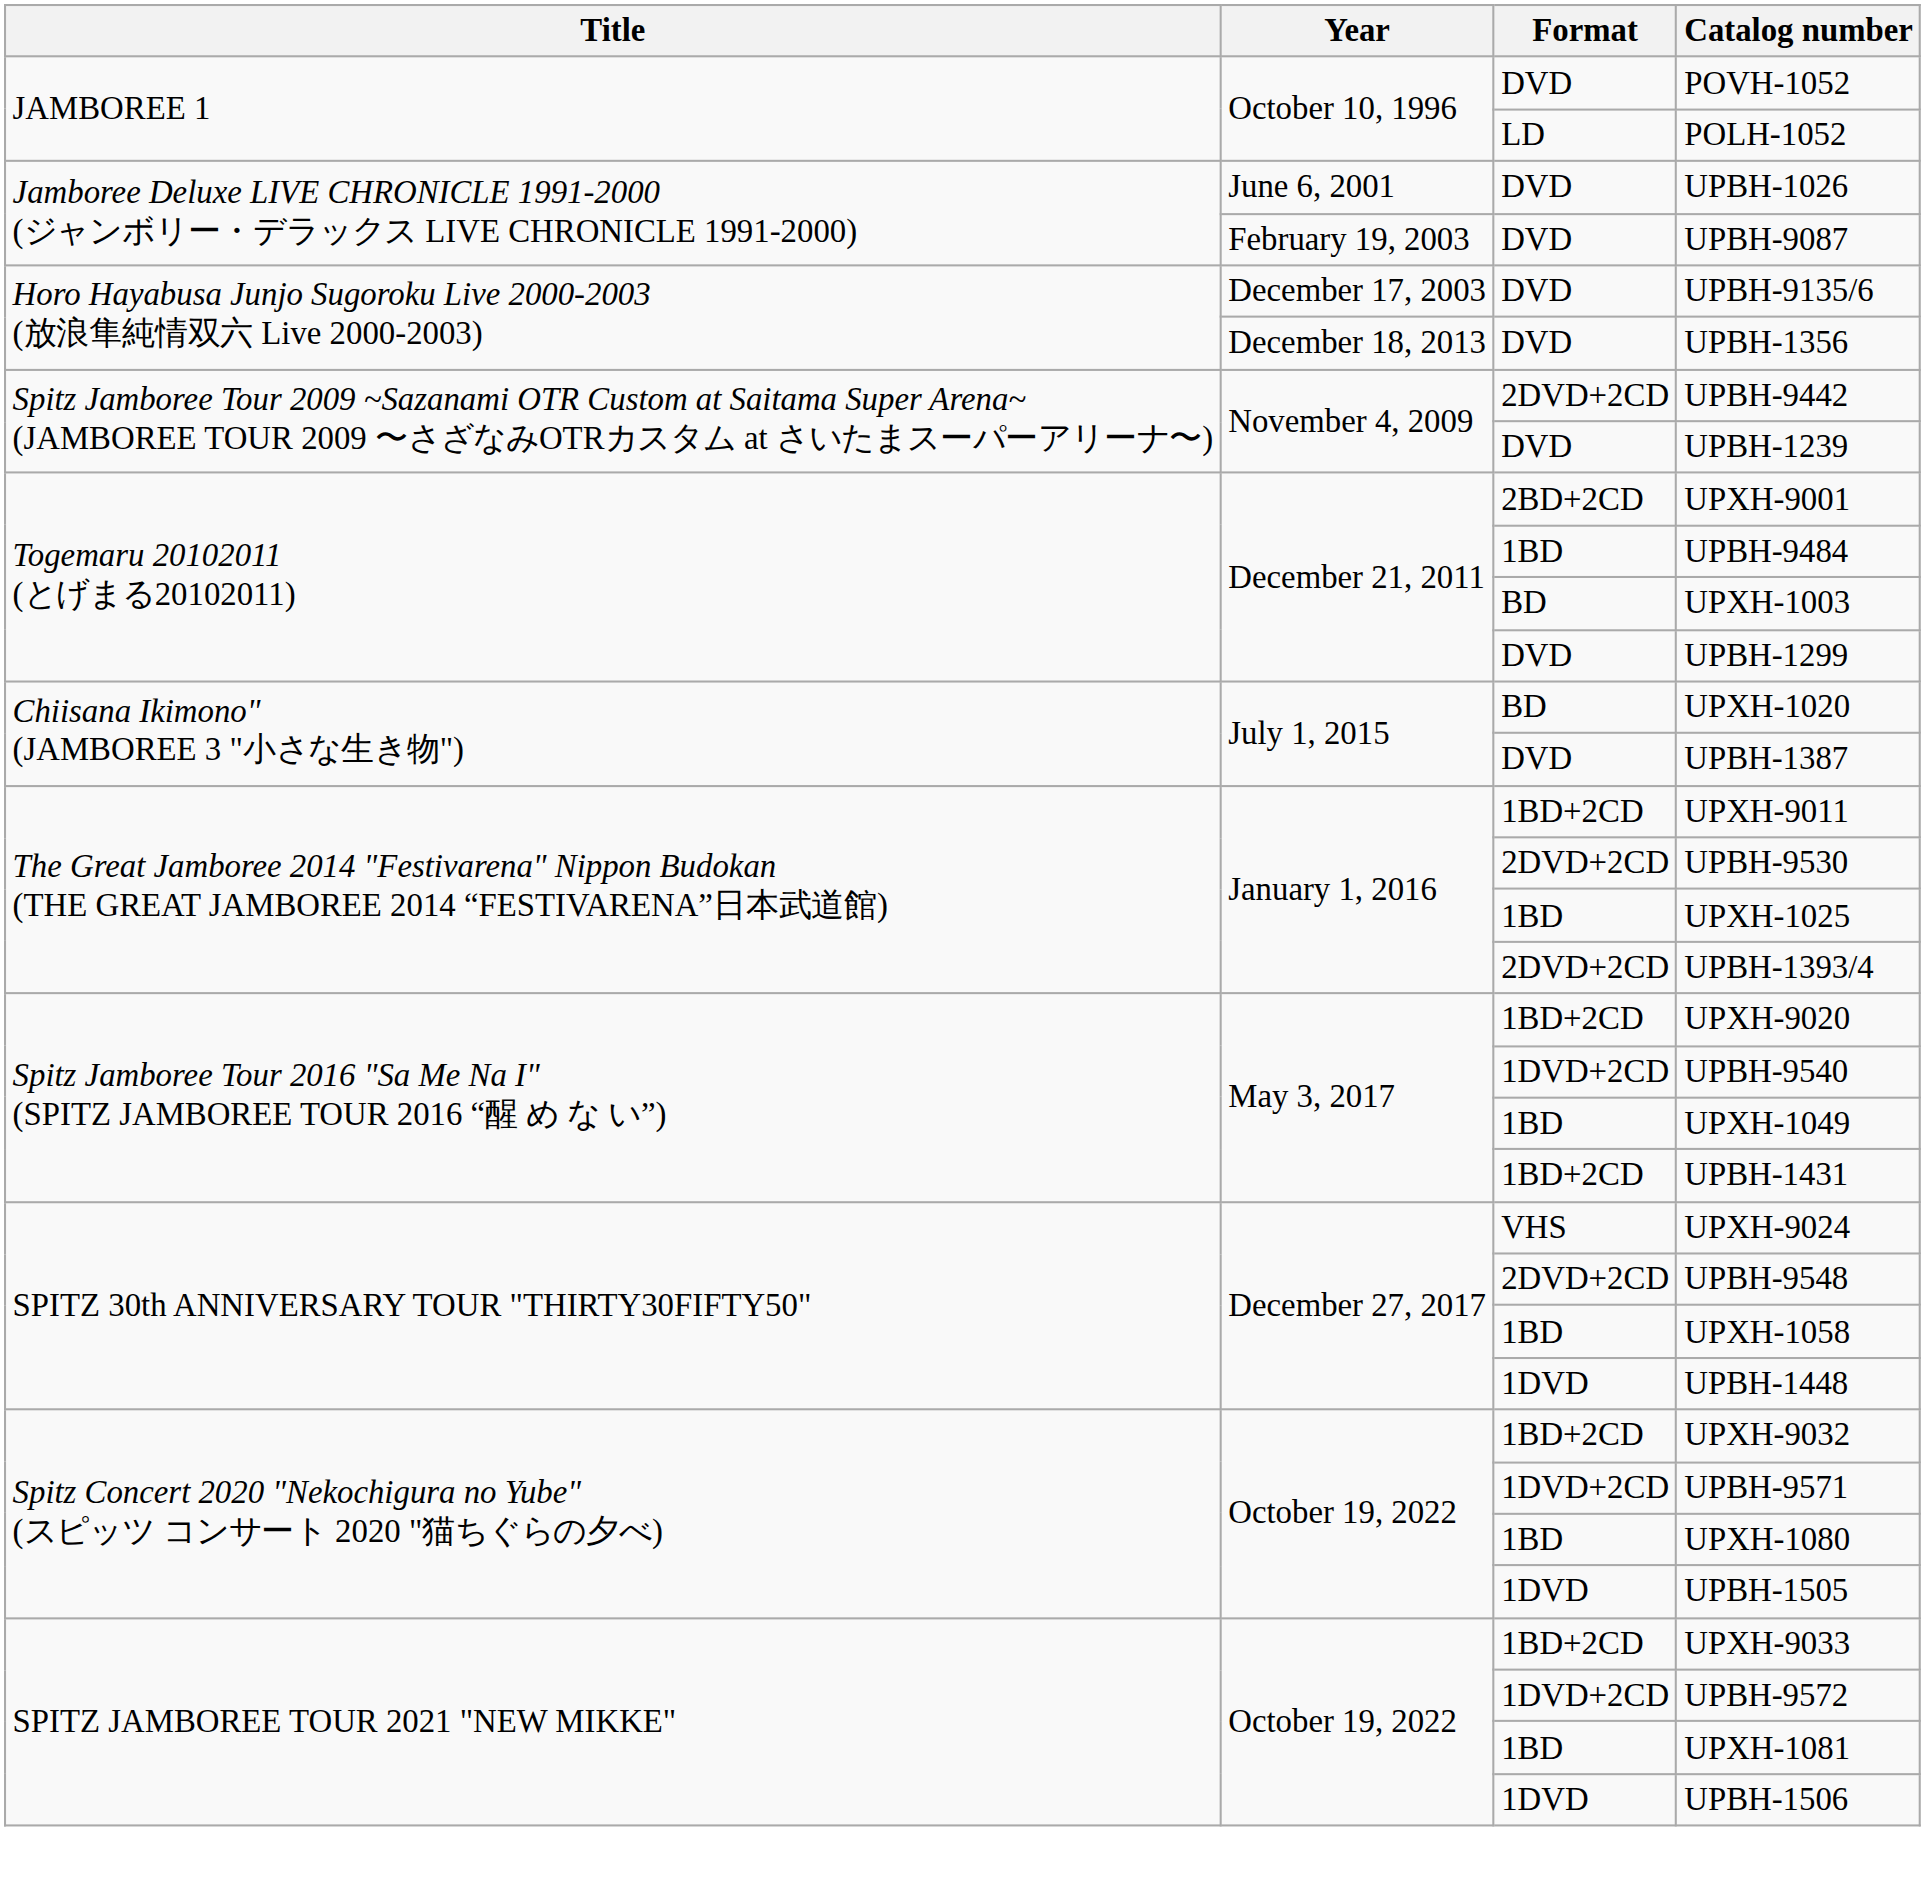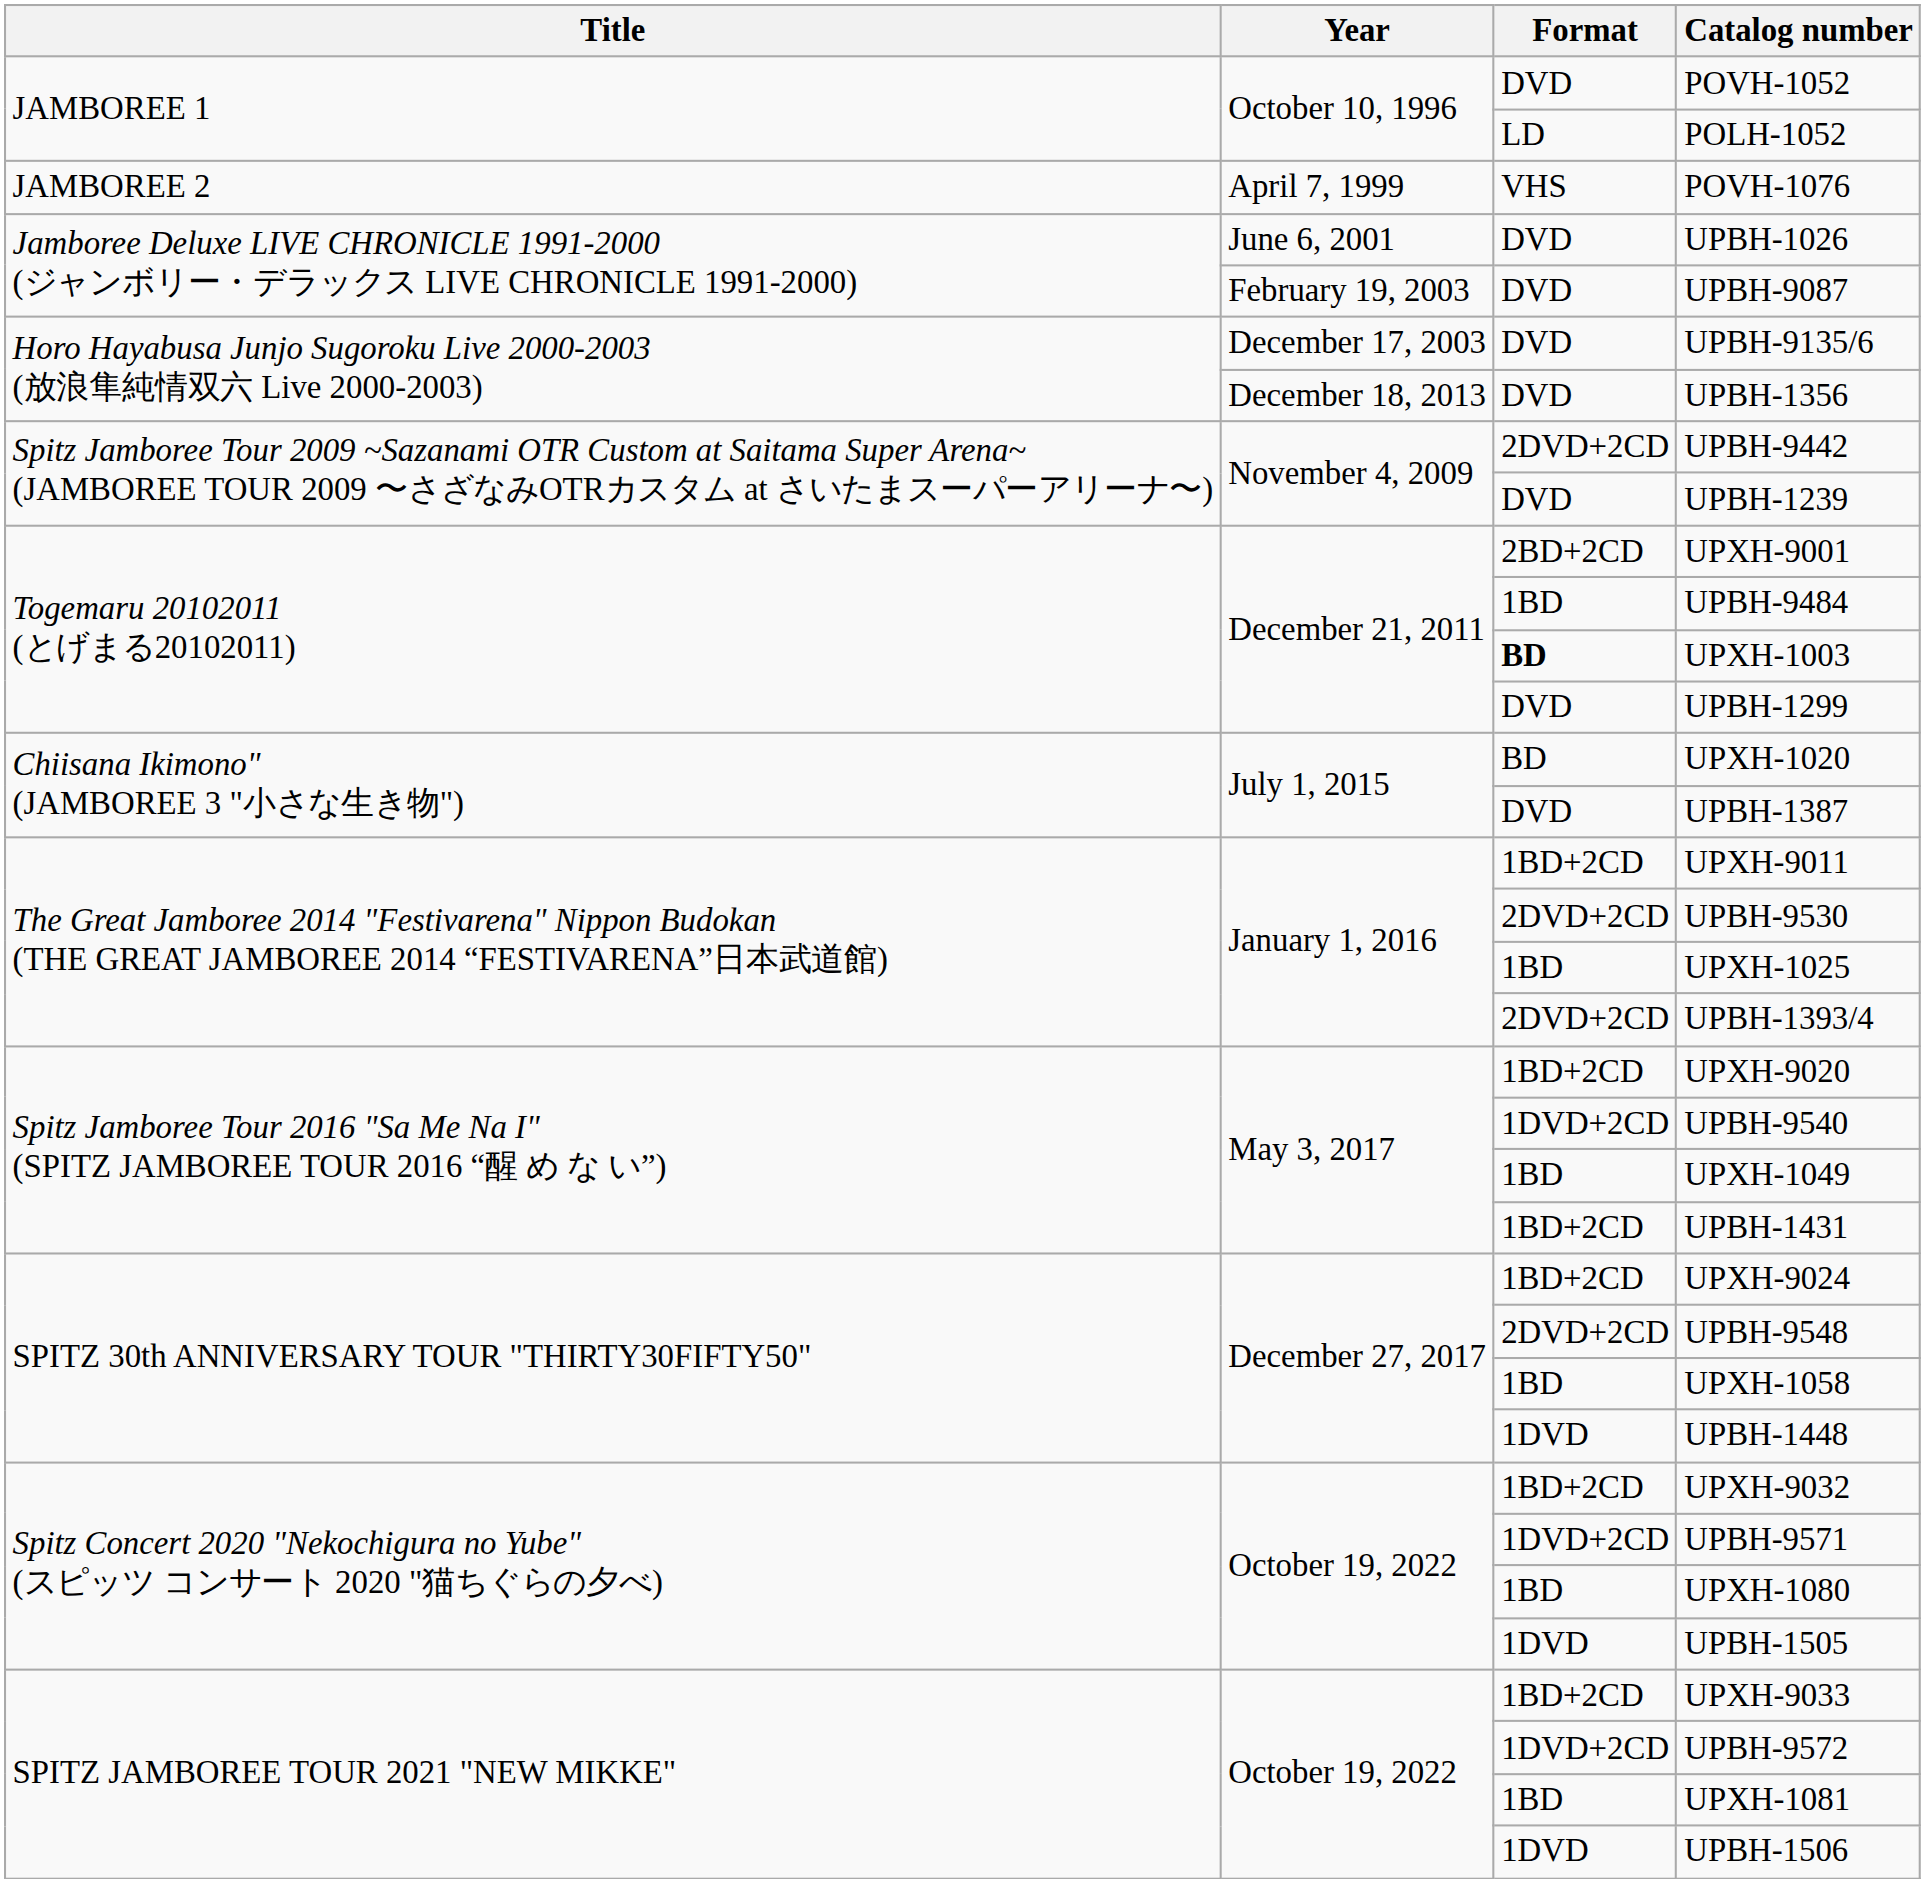+ row: (1767, 186)
(1524, 602) normal -> (1524, 654) bold
(1534, 1226) VHS -> (1572, 1278) 1BD+2CD
